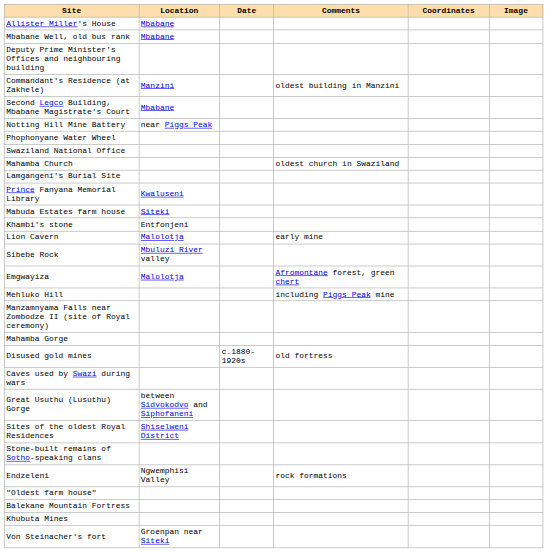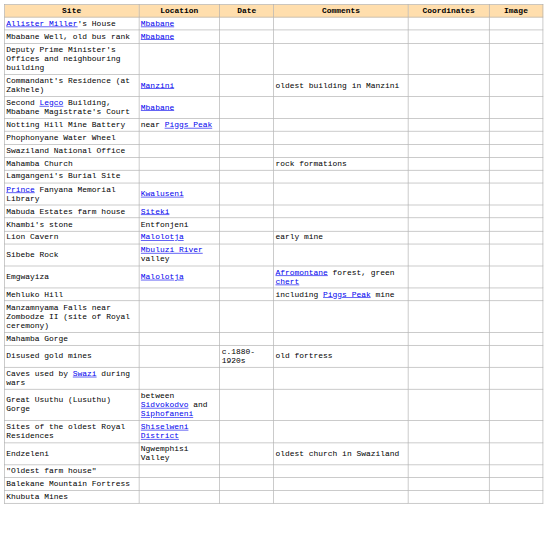(337, 164) oldest church in Swaziland -> (311, 164) rock formations
- row: (59, 454)
(311, 476) rock formations -> (337, 454) oldest church in Swaziland
- row: (56, 537)
